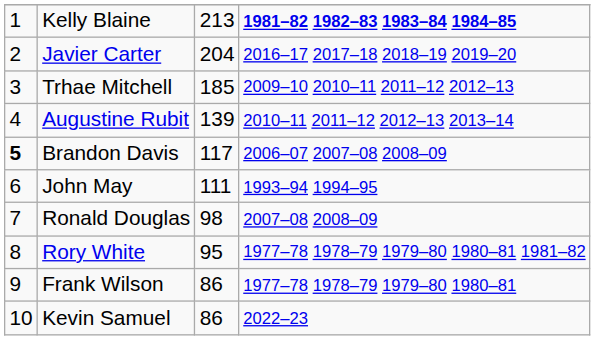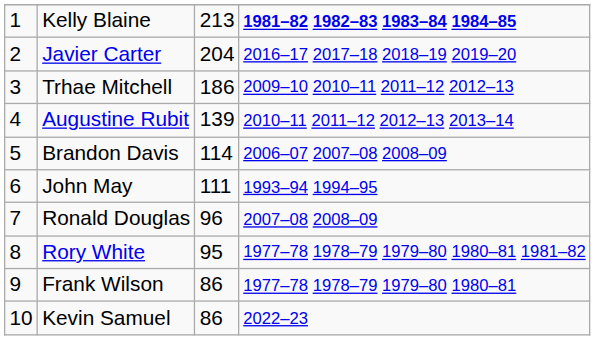(217, 86) 185 -> (217, 86) 186
(15, 152) bold -> (15, 152) normal
(216, 152) 117 -> (216, 152) 114
(211, 218) 98 -> (211, 218) 96
